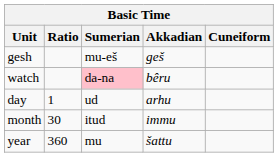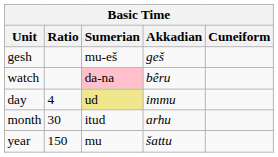(51, 99) 1 -> (51, 99) 4
(91, 99) no background -> (91, 99) khaki background
(159, 99) arhu -> (161, 99) immu
(161, 120) immu -> (159, 120) arhu
(57, 141) 360 -> (57, 141) 150
